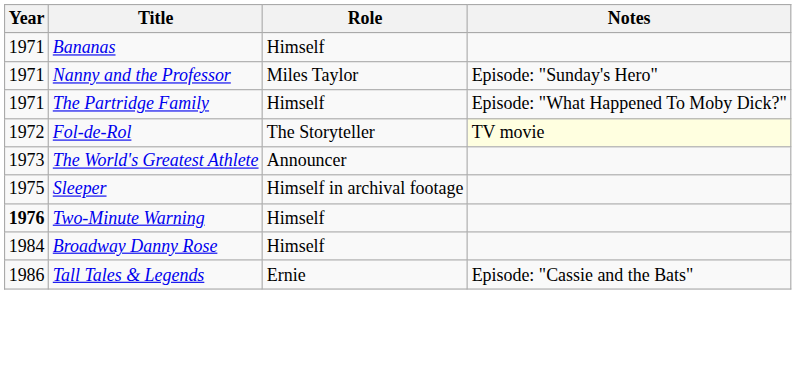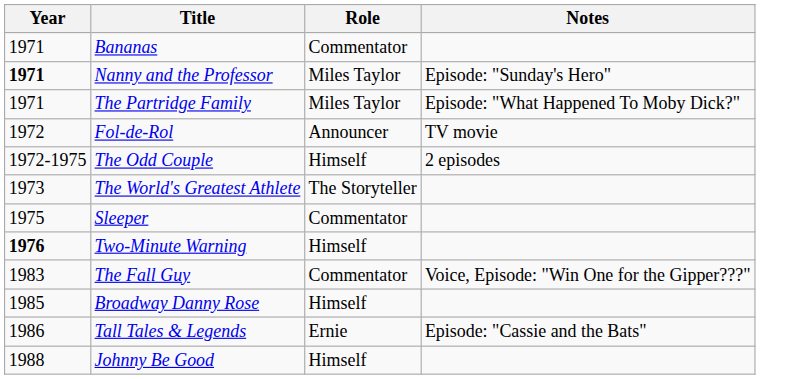(296, 47) Himself -> (358, 47) Commentator
(27, 75) normal -> (27, 75) bold
(296, 103) Himself -> (354, 103) Miles Taylor
(321, 132) The Storyteller -> (348, 132) Announcer
(508, 132) lightyellow background -> (461, 132) no background
+ row: (154, 160)
(307, 160) Announcer -> (363, 189) The Storyteller
(365, 189) Himself in archival footage -> (358, 217) Commentator
+ row: (142, 274)
(27, 246) 1984 -> (27, 302) 1985
+ row: (154, 359)
